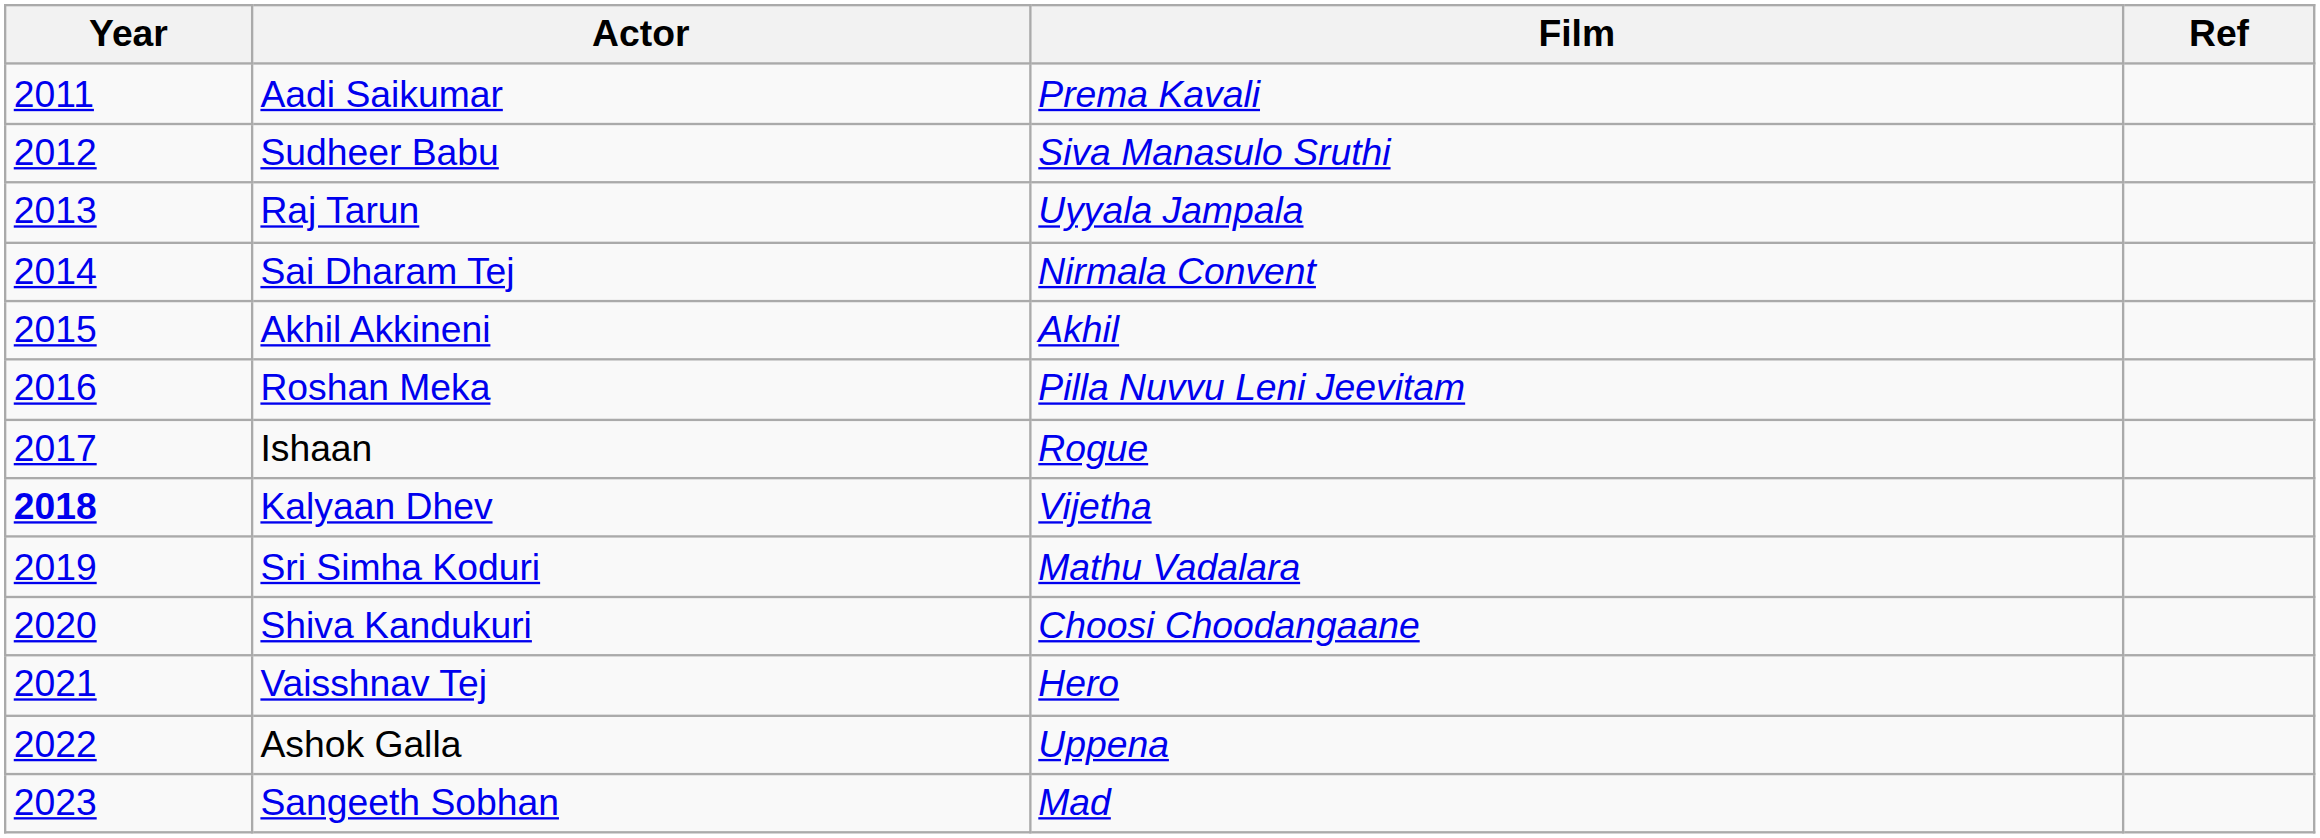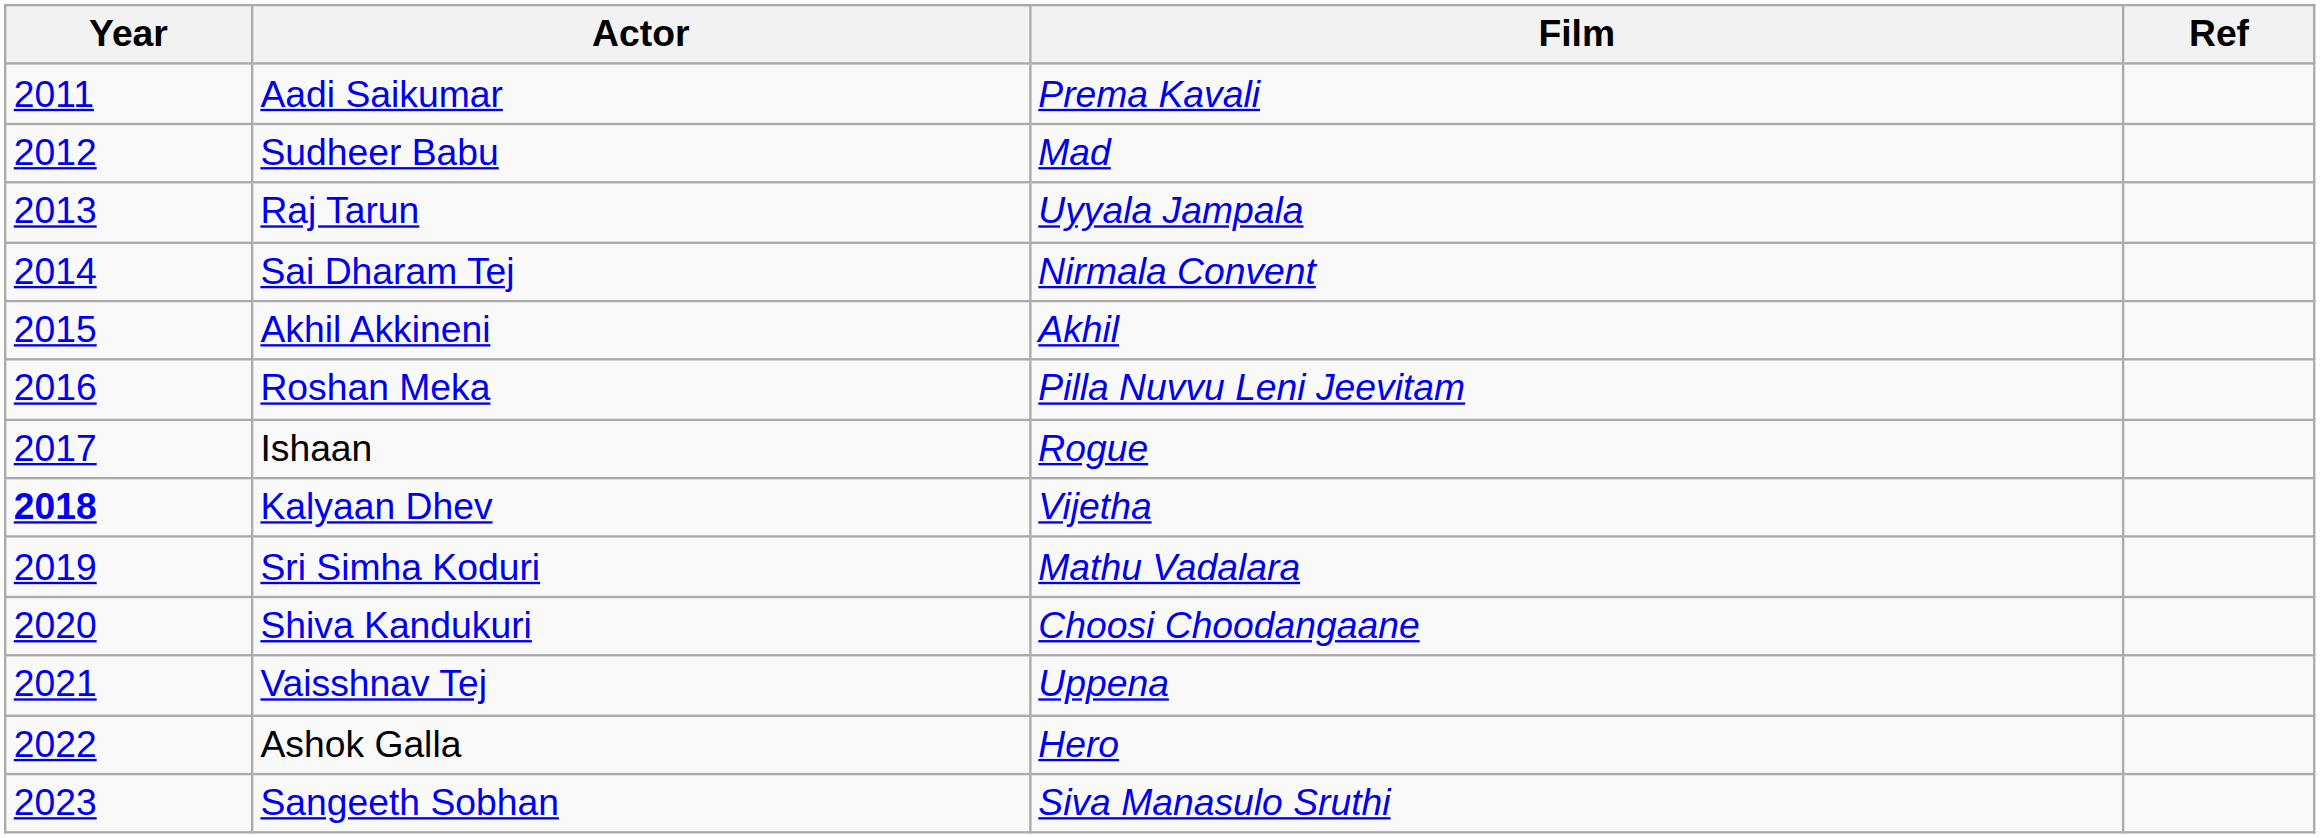(1214, 152) Siva Manasulo Sruthi -> (1075, 152) Mad
(1079, 684) Hero -> (1104, 684) Uppena
(1104, 743) Uppena -> (1079, 743) Hero
(1075, 802) Mad -> (1214, 802) Siva Manasulo Sruthi
